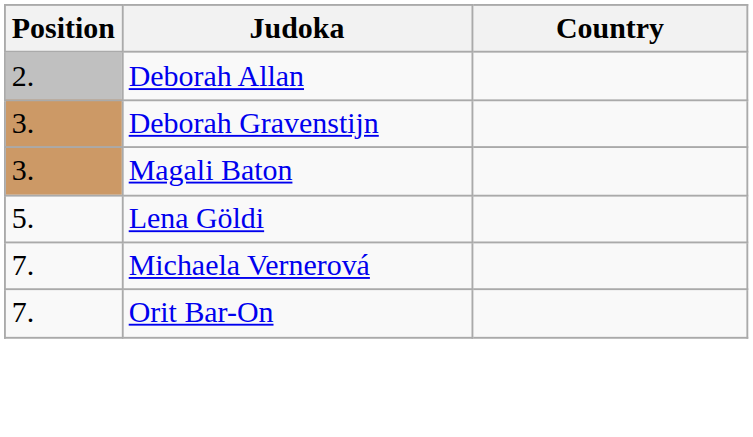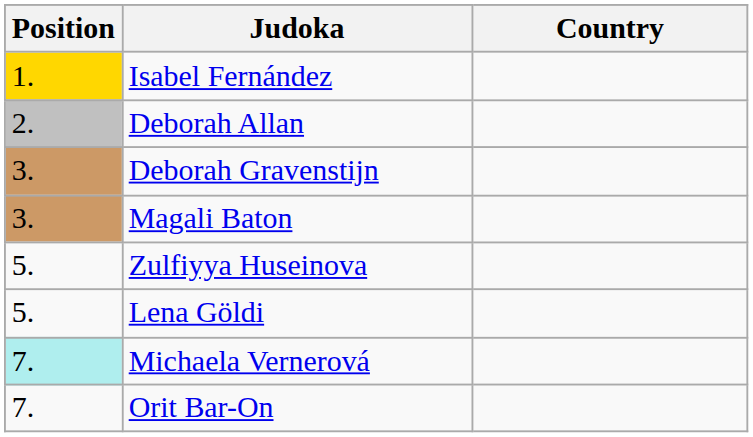+ row: (230, 75)
+ row: (248, 265)
(23, 265) no background -> (23, 360) paleturquoise background
